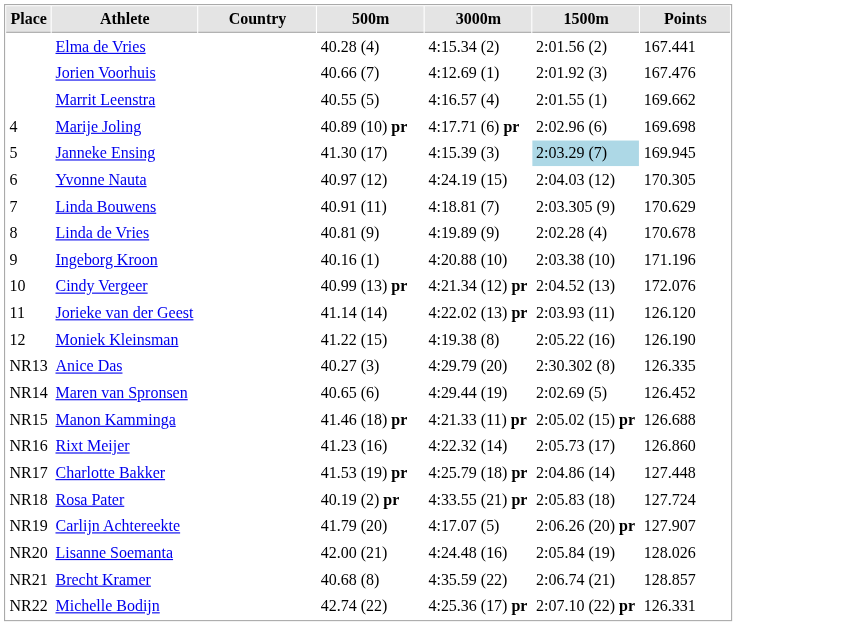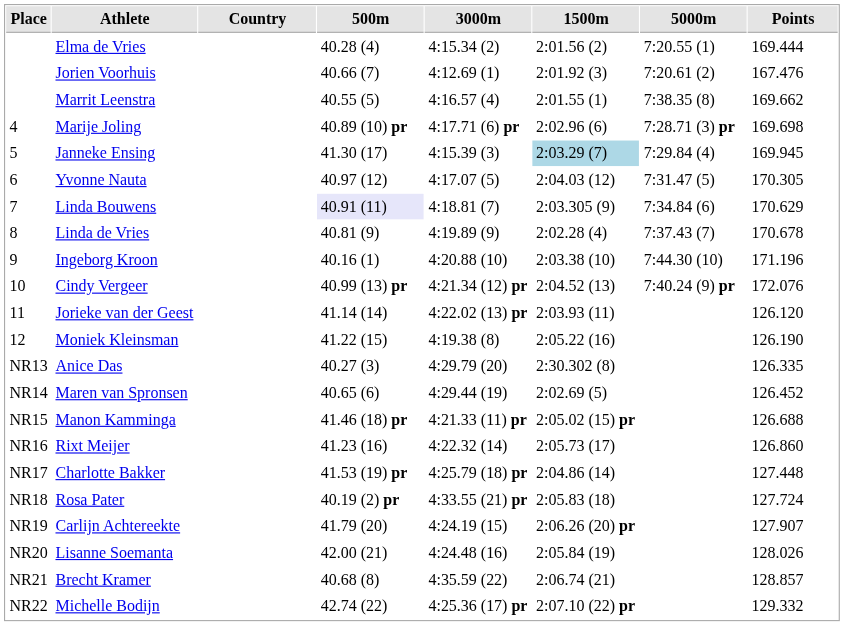+ column: (694, 18)
(670, 46) 167.441 -> (777, 46) 169.444
(468, 179) 4:24.19 (15) -> (464, 179) 4:17.07 (5)
(354, 206) no background -> (354, 206) lavender background
(464, 526) 4:17.07 (5) -> (468, 526) 4:24.19 (15)
(670, 606) 126.331 -> (777, 606) 129.332
